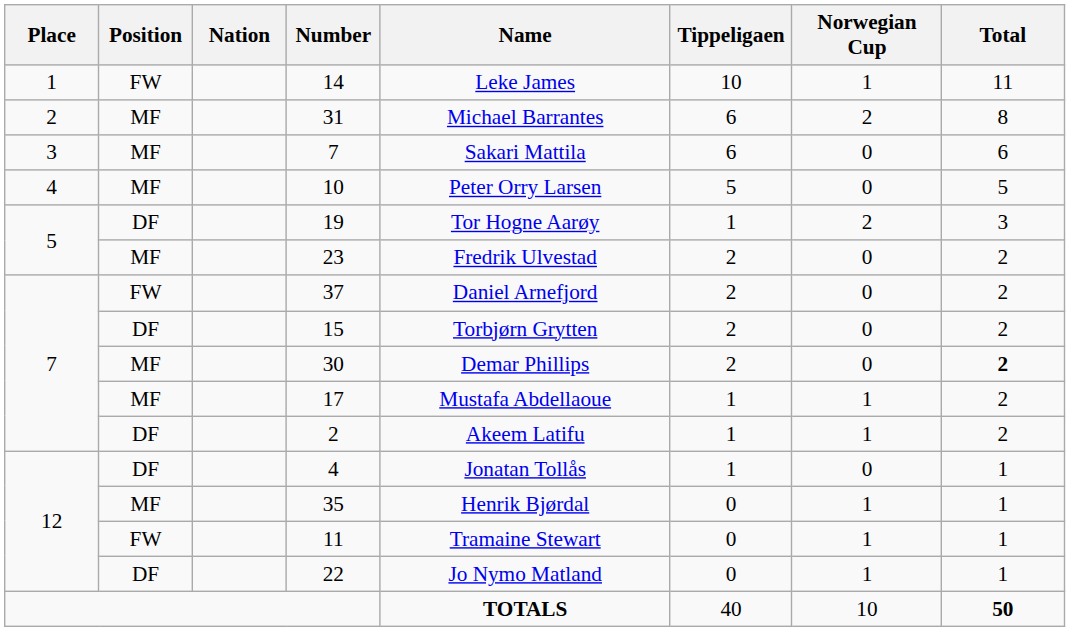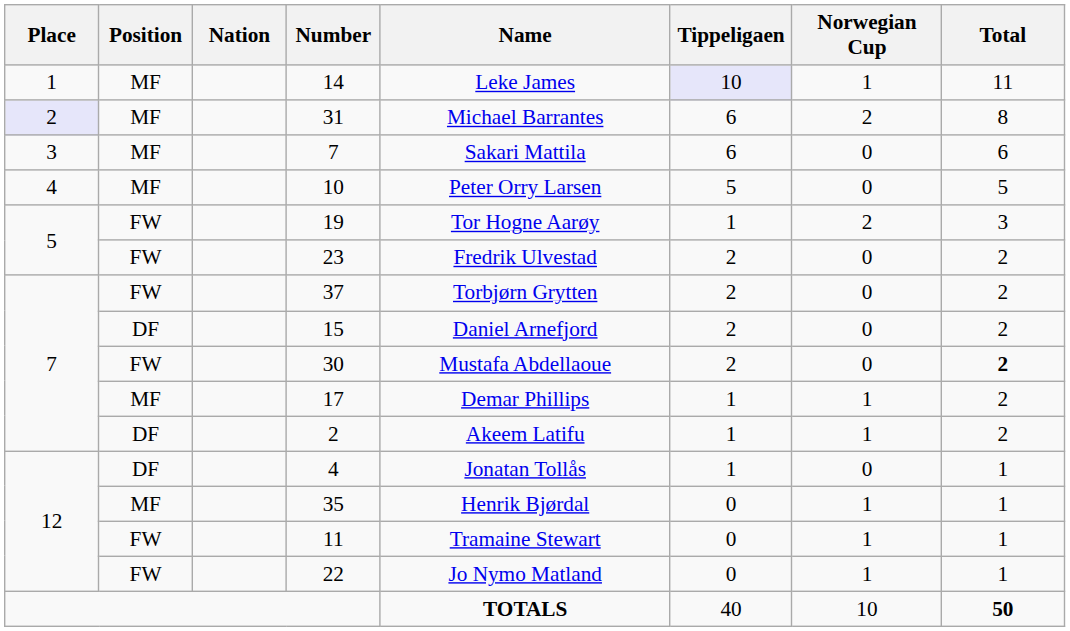(146, 82) FW -> (146, 82) MF
(731, 82) no background -> (731, 82) lavender background
(52, 117) no background -> (52, 117) lavender background
(146, 222) DF -> (146, 222) FW
(146, 257) MF -> (146, 257) FW
(525, 293) Daniel Arnefjord -> (525, 293) Torbjørn Grytten
(525, 328) Torbjørn Grytten -> (525, 328) Daniel Arnefjord
(146, 363) MF -> (146, 363) FW
(525, 363) Demar Phillips -> (525, 363) Mustafa Abdellaoue
(525, 398) Mustafa Abdellaoue -> (525, 398) Demar Phillips
(146, 573) DF -> (146, 573) FW
